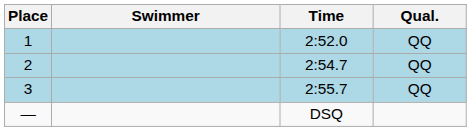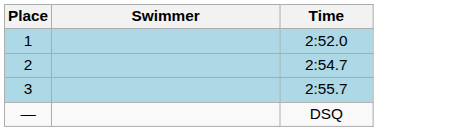- column: (420, 16)
